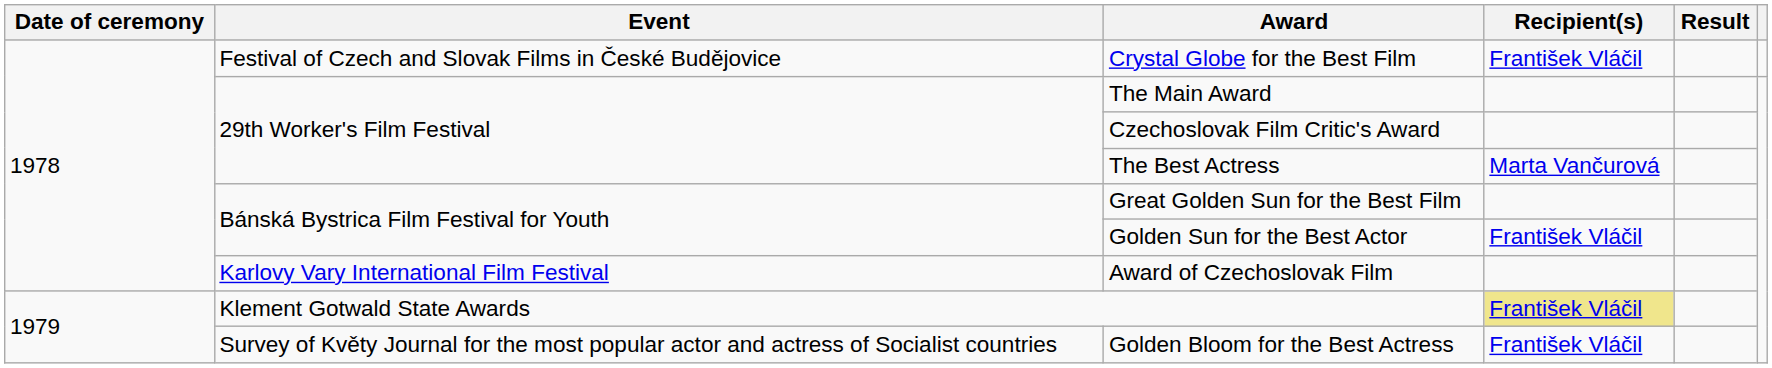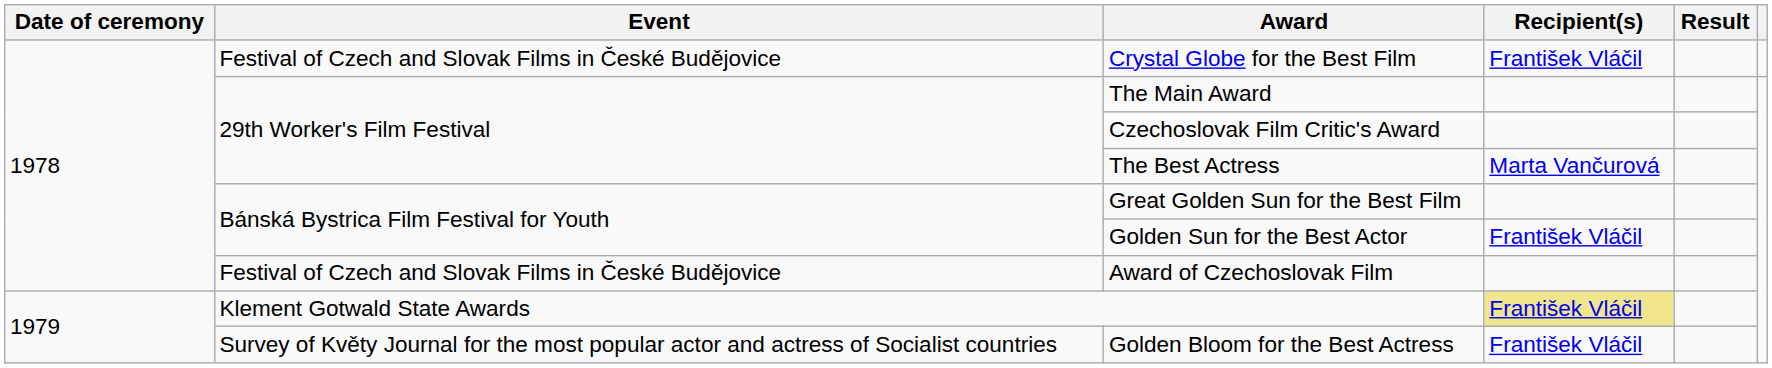(414, 272) Karlovy Vary International Film Festival -> (500, 272) Festival of Czech and Slovak Films in České Budějovice
